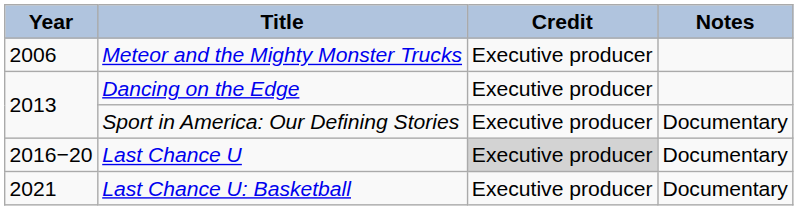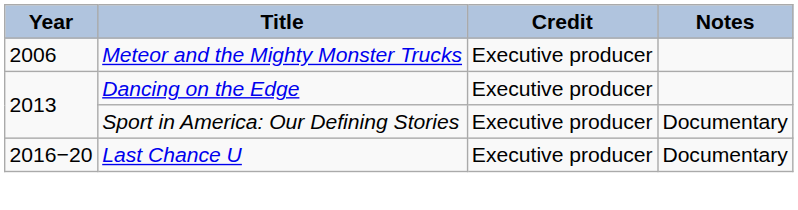(562, 155) lightgrey background -> (562, 155) no background
- row: (227, 189)
